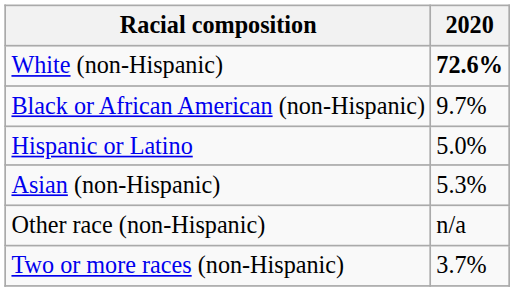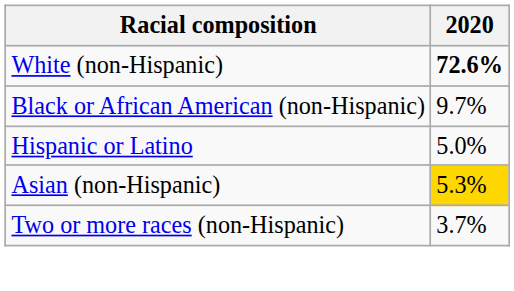(462, 185) no background -> (462, 185) gold background
- row: (138, 225)
